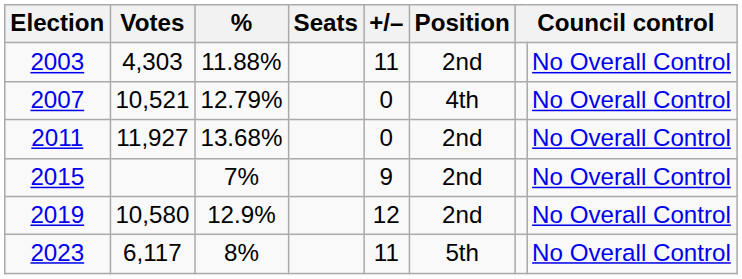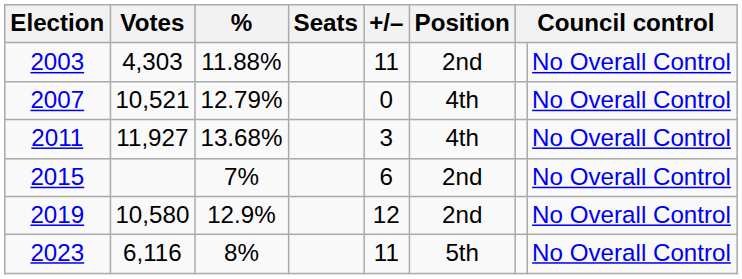(386, 138) 0 -> (386, 138) 3
(462, 138) 2nd -> (462, 138) 4th
(386, 176) 9 -> (386, 176) 6
(152, 253) 6,117 -> (152, 253) 6,116
